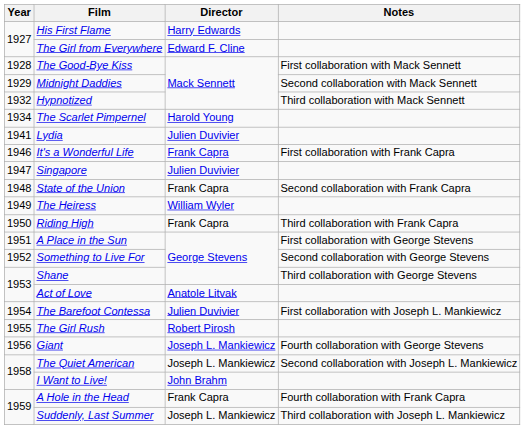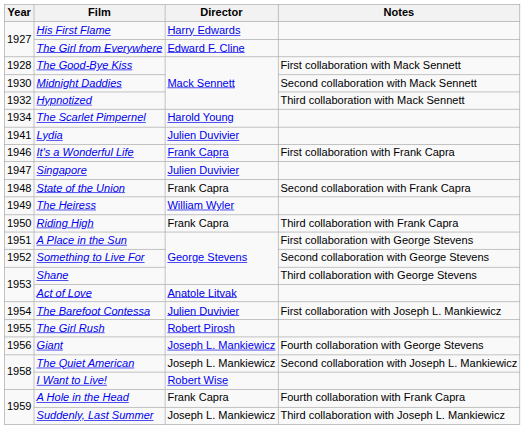(19, 83) 1929 -> (19, 83) 1930
(197, 380) John Brahm -> (198, 380) Robert Wise
